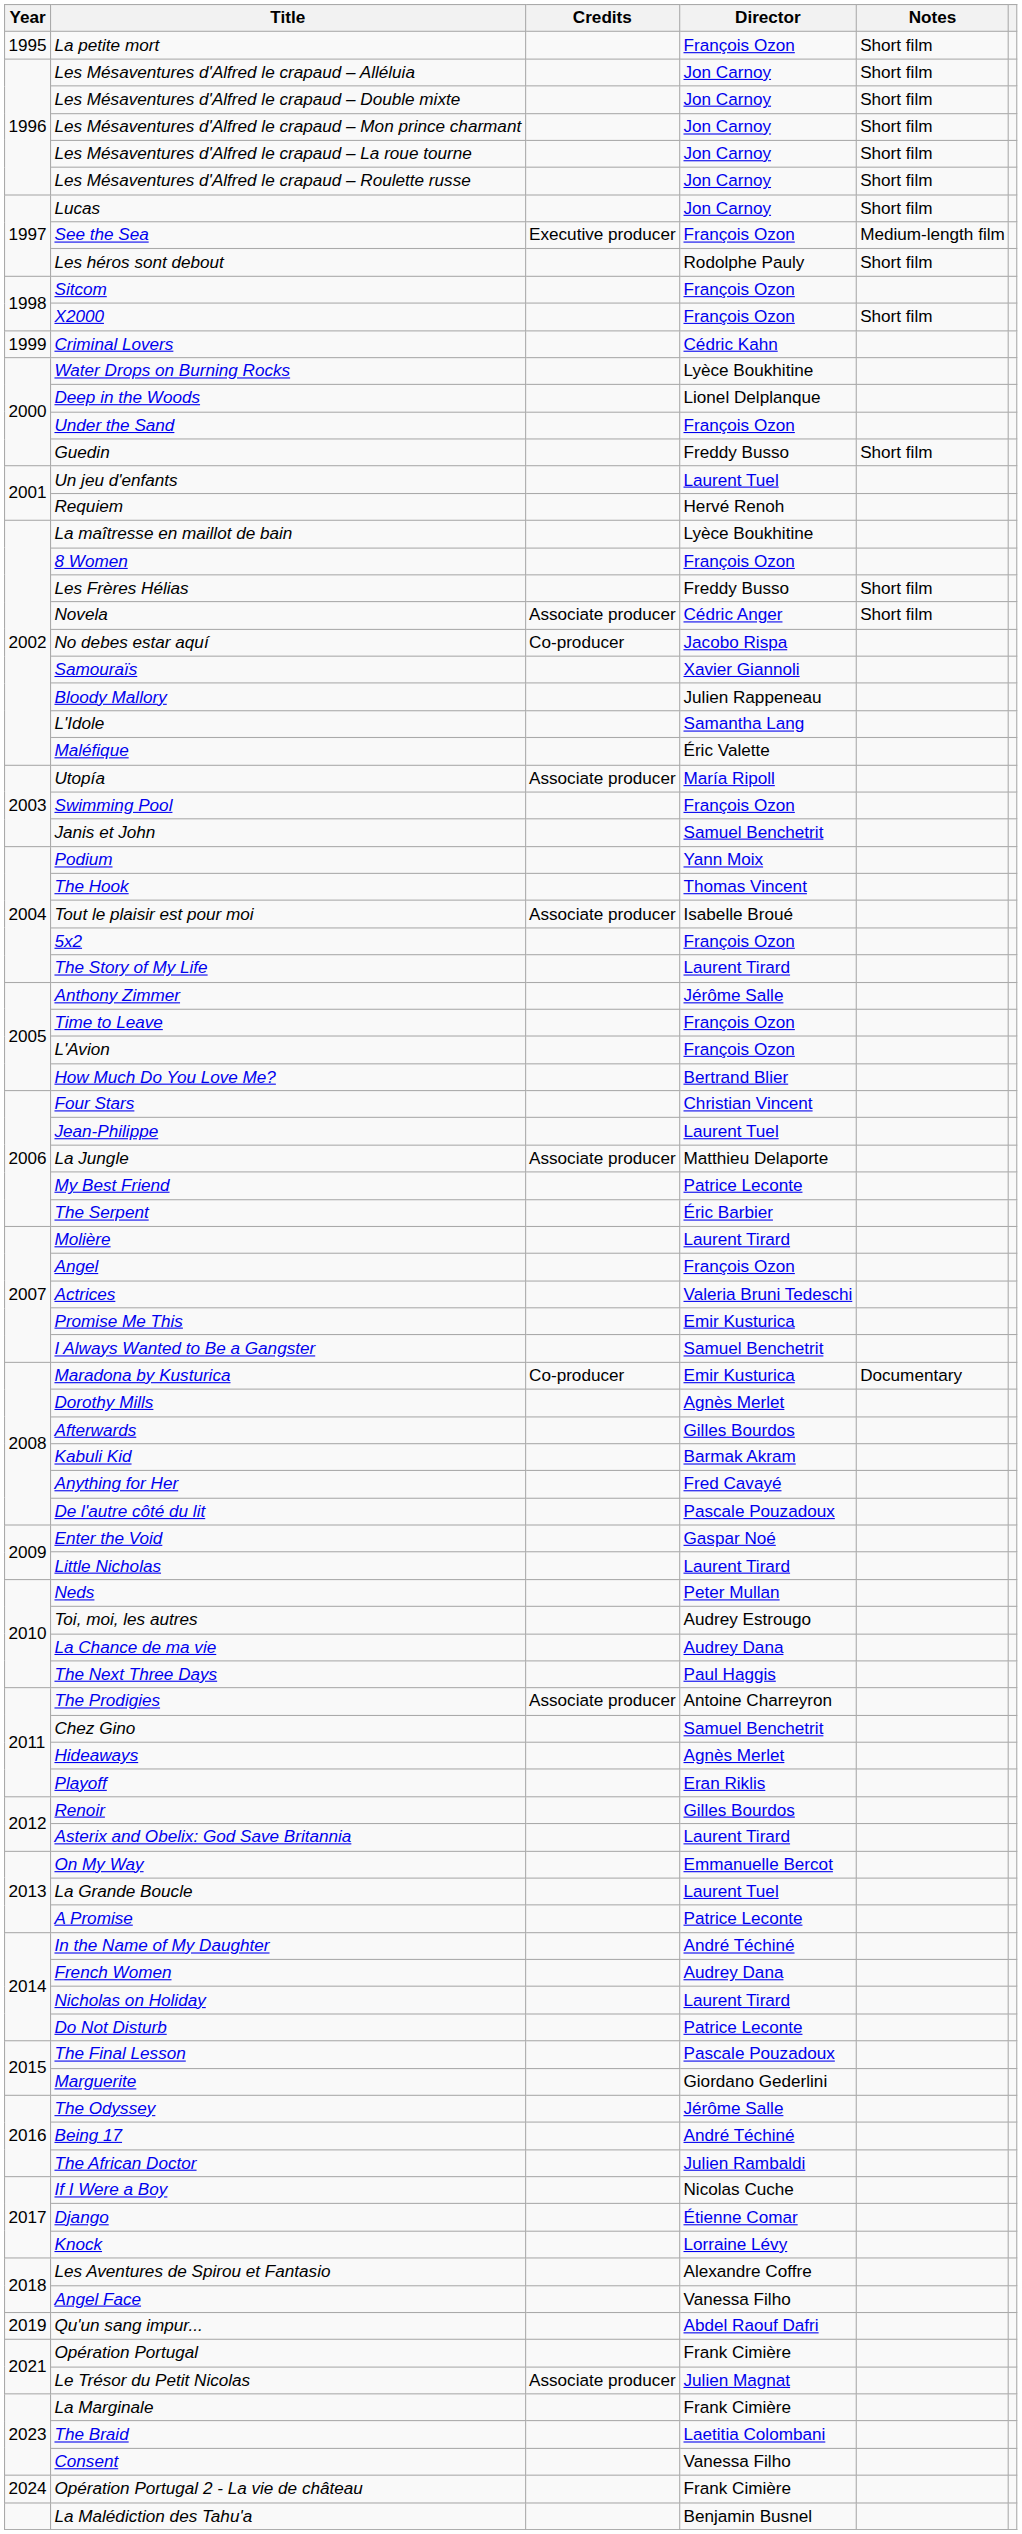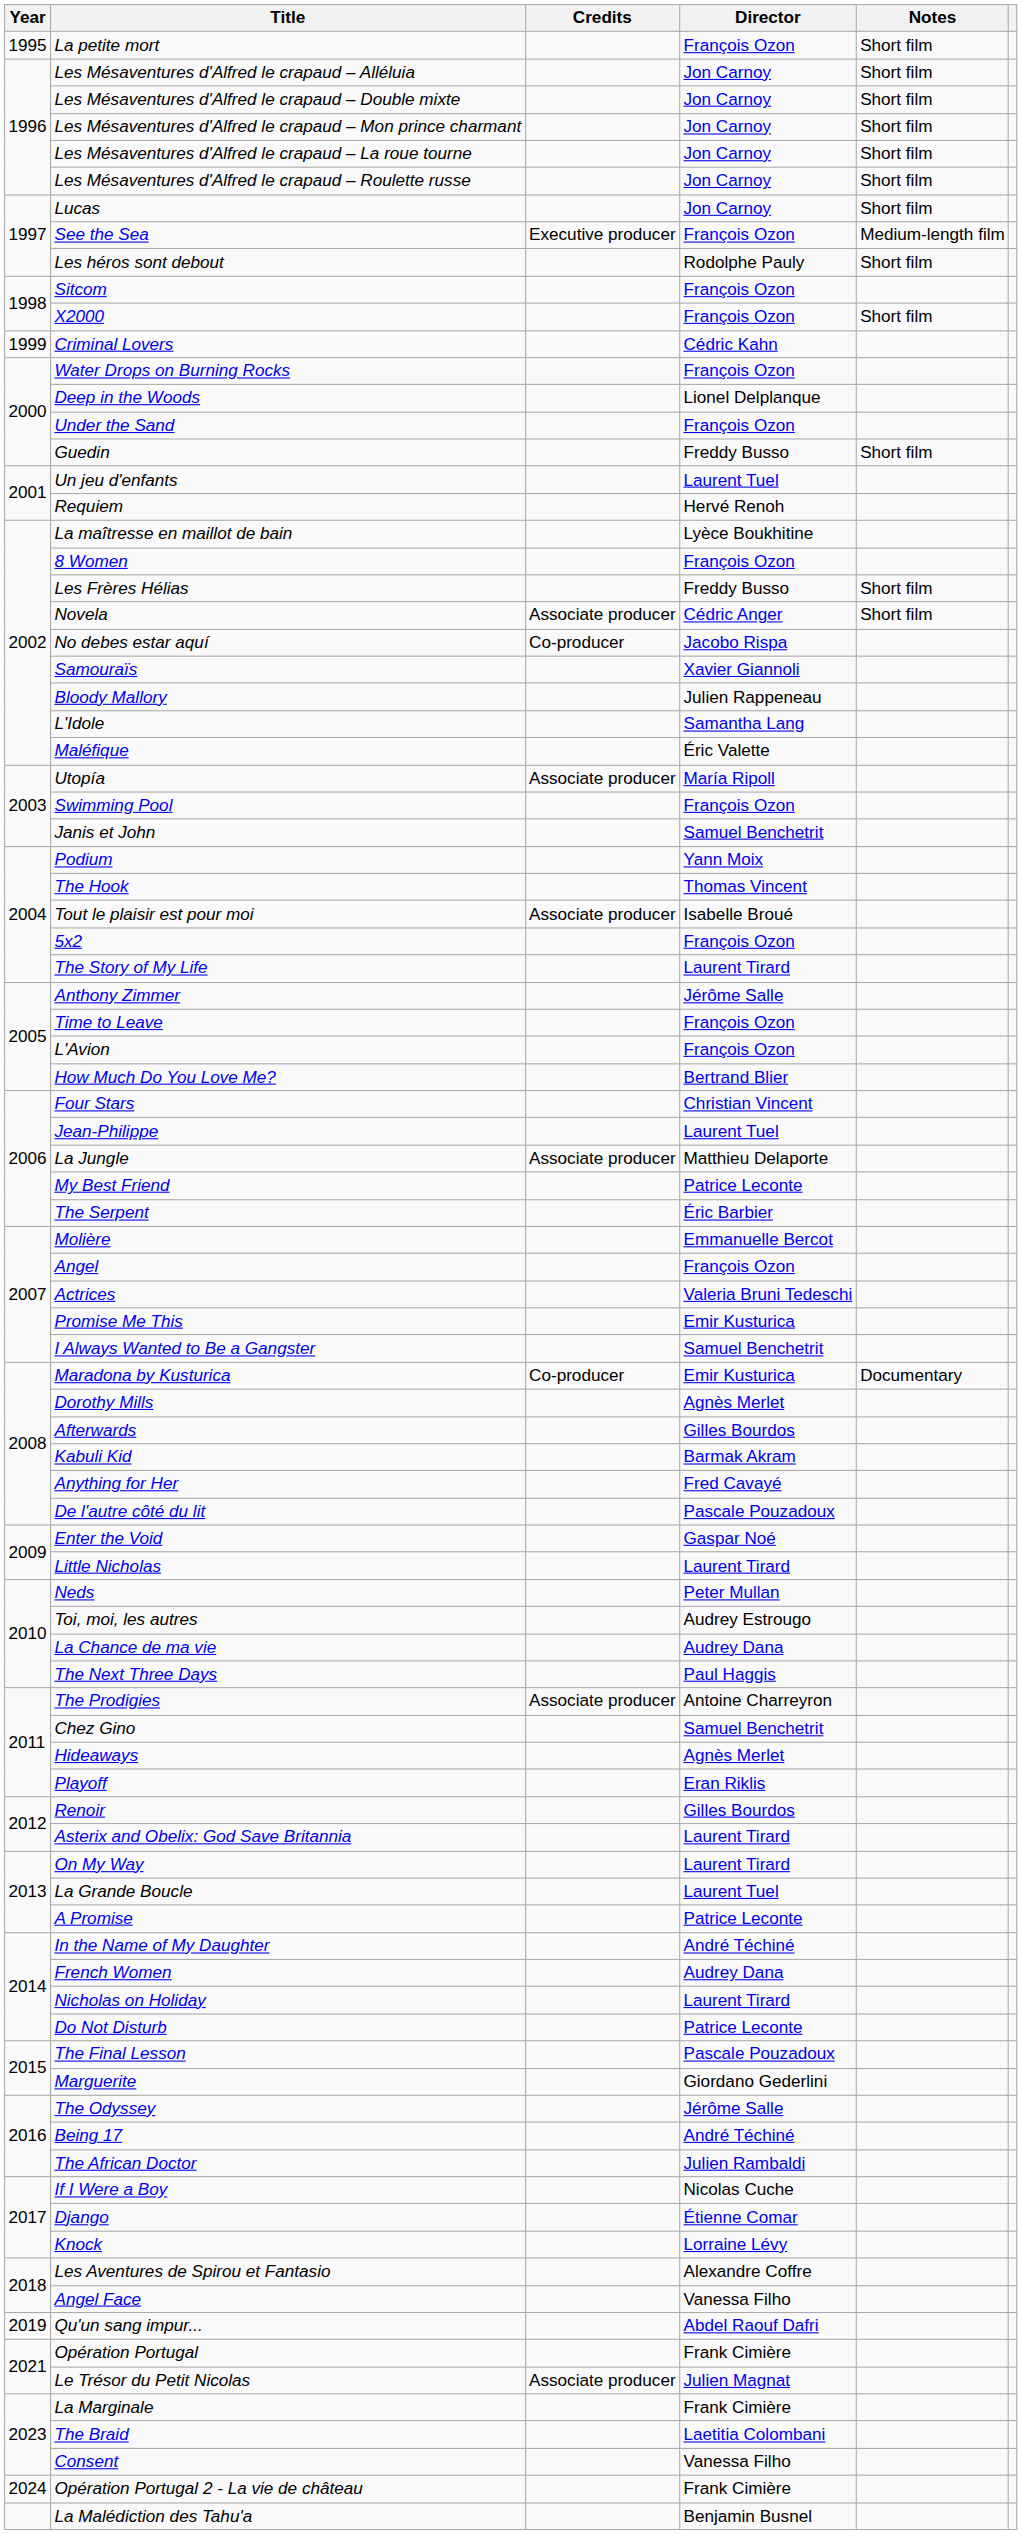(748, 371) Lyèce Boukhitine -> (739, 371) François Ozon
(737, 1239) Laurent Tirard -> (758, 1239) Emmanuelle Bercot
(758, 1864) Emmanuelle Bercot -> (737, 1864) Laurent Tirard
